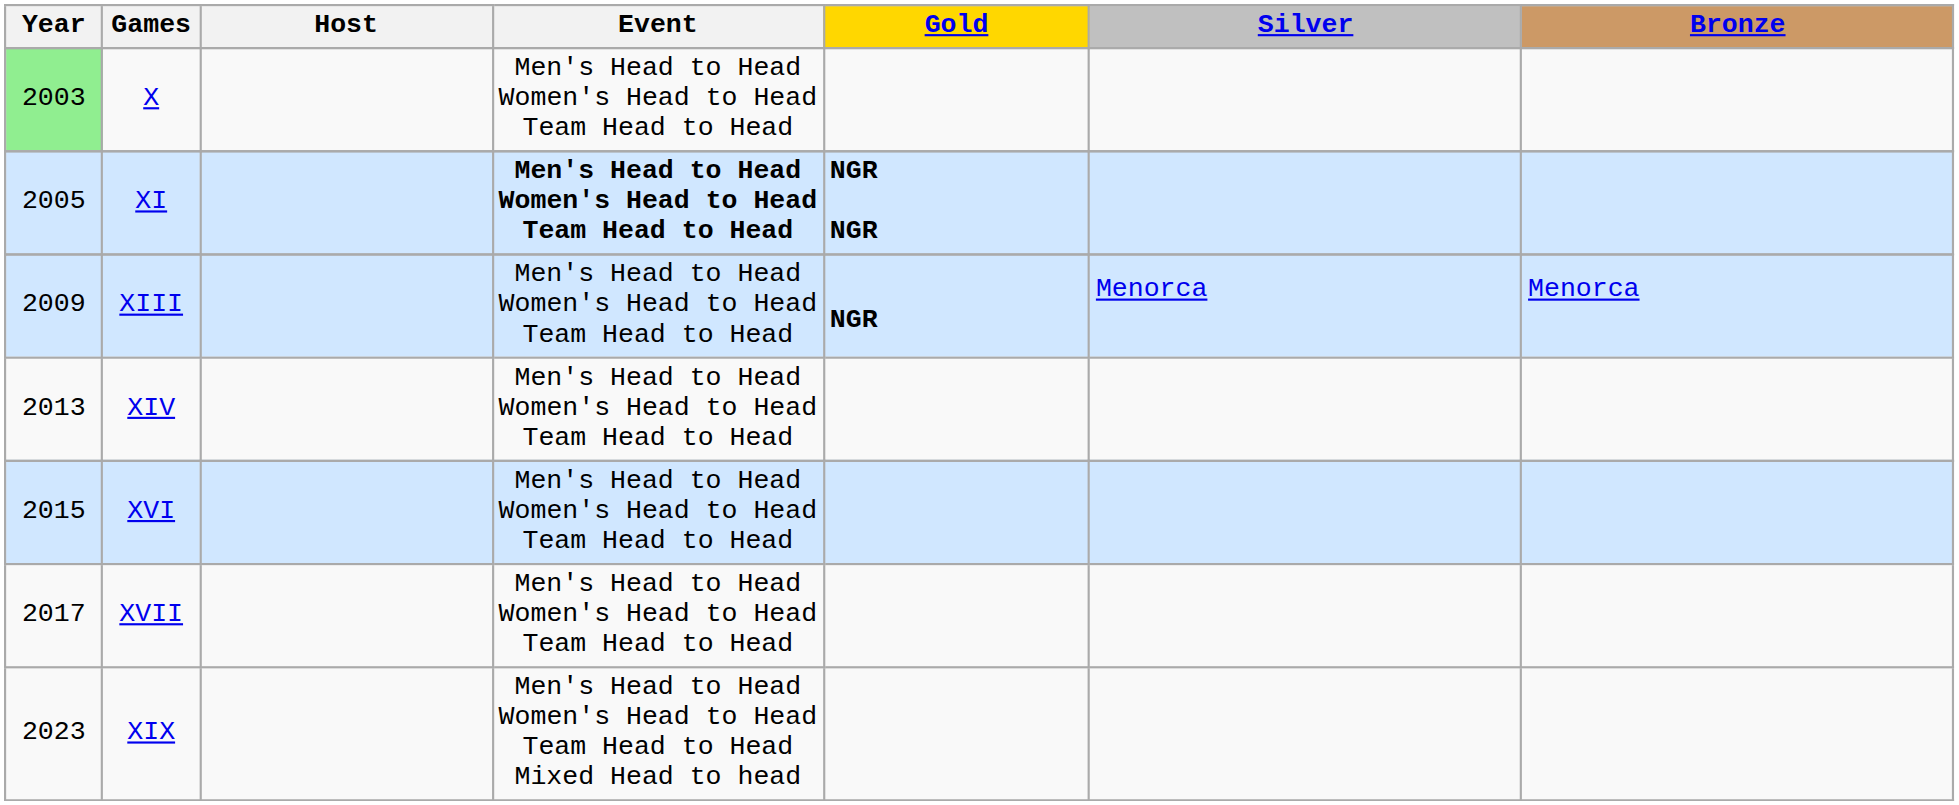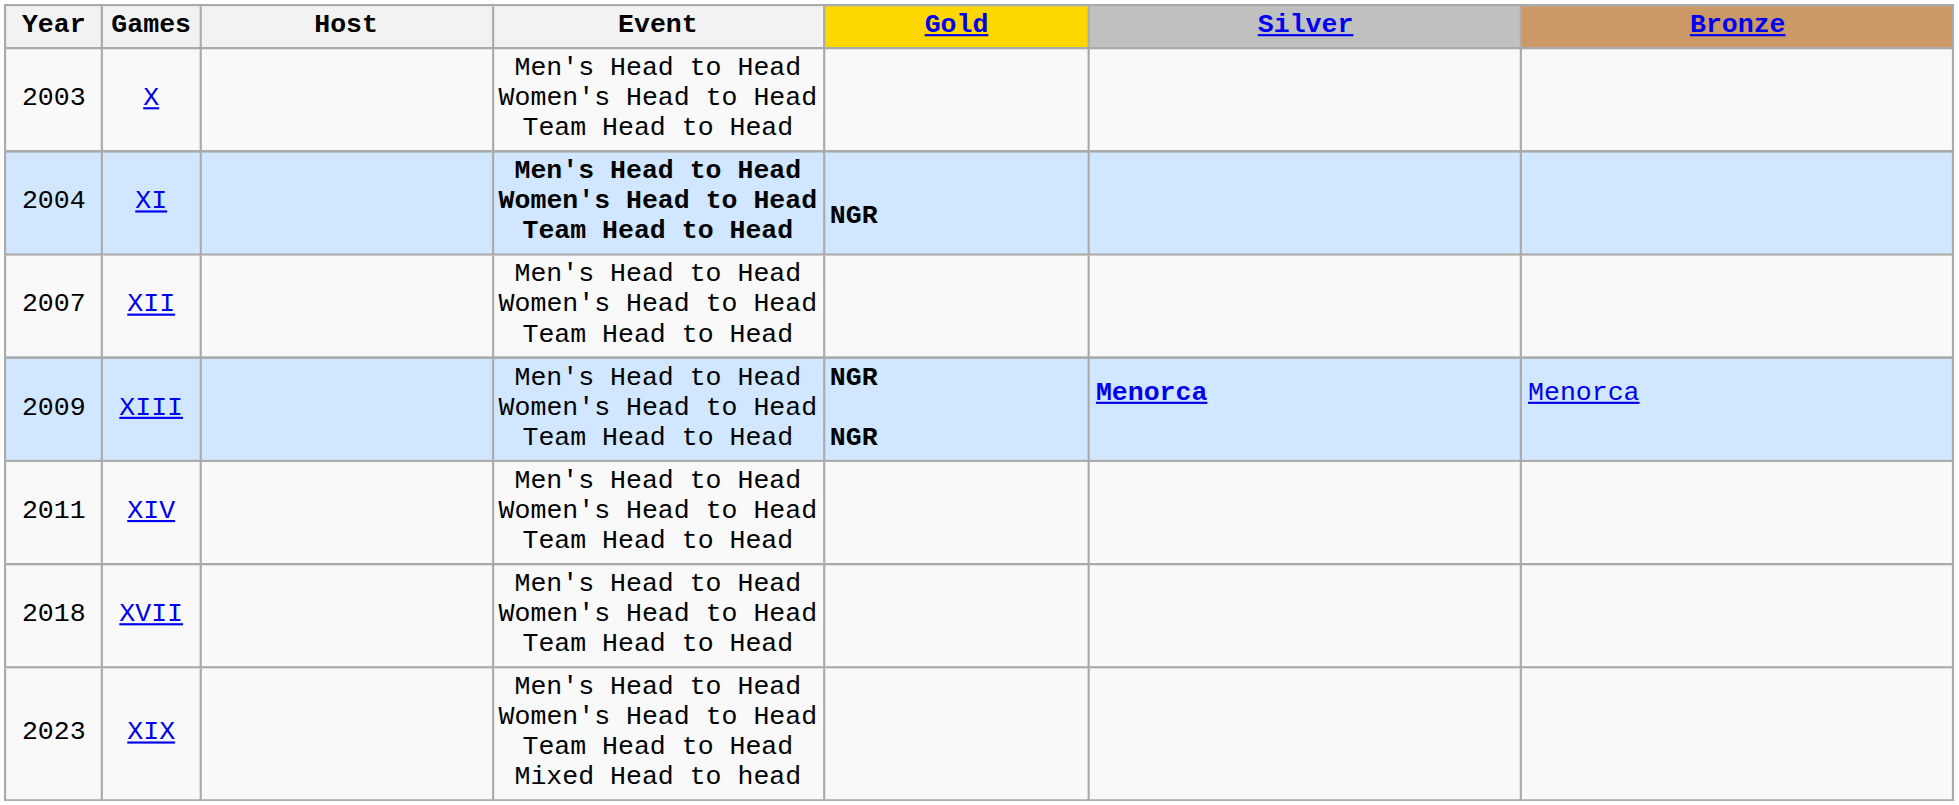(54, 100) lightgreen background -> (54, 100) no background
(54, 203) 2005 -> (54, 203) 2004
(854, 203) NGR NGR -> (854, 218) NGR
+ row: (151, 306)
(854, 321) NGR -> (854, 409) NGR NGR
(1152, 291) normal -> (1152, 394) bold
(54, 409) 2013 -> (54, 512) 2011
- row: (151, 512)
(54, 615) 2017 -> (54, 615) 2018
